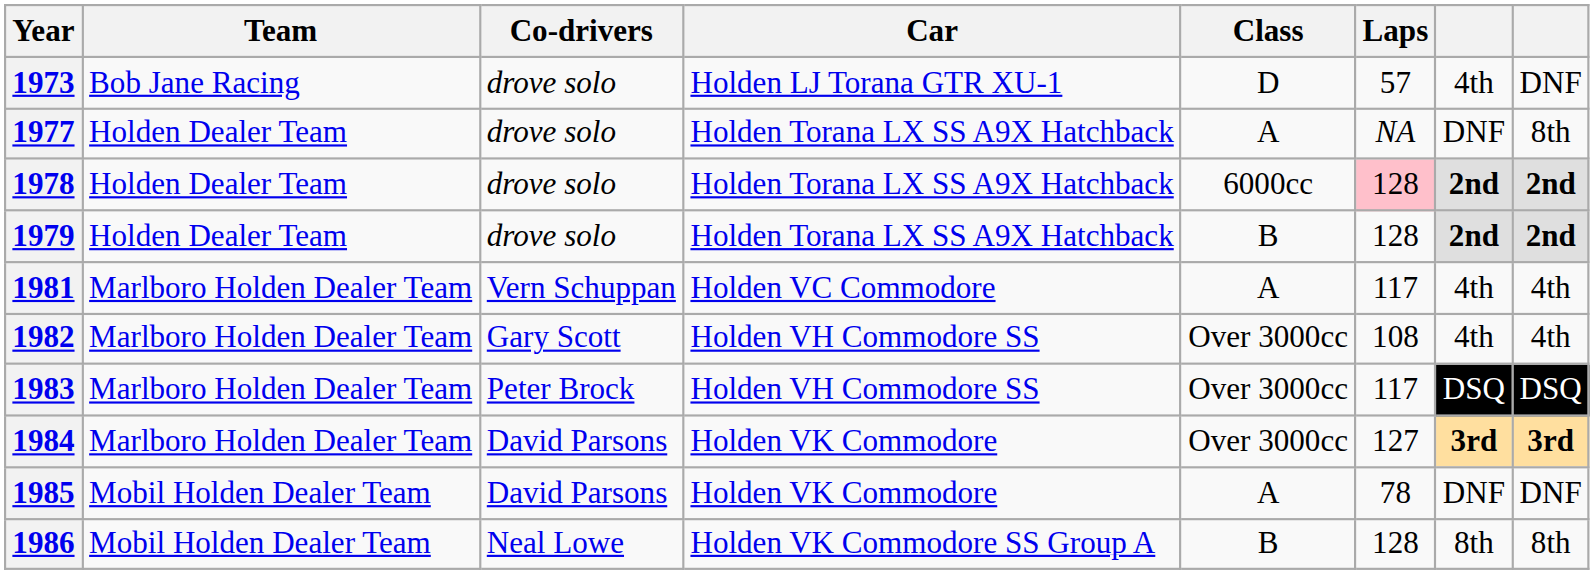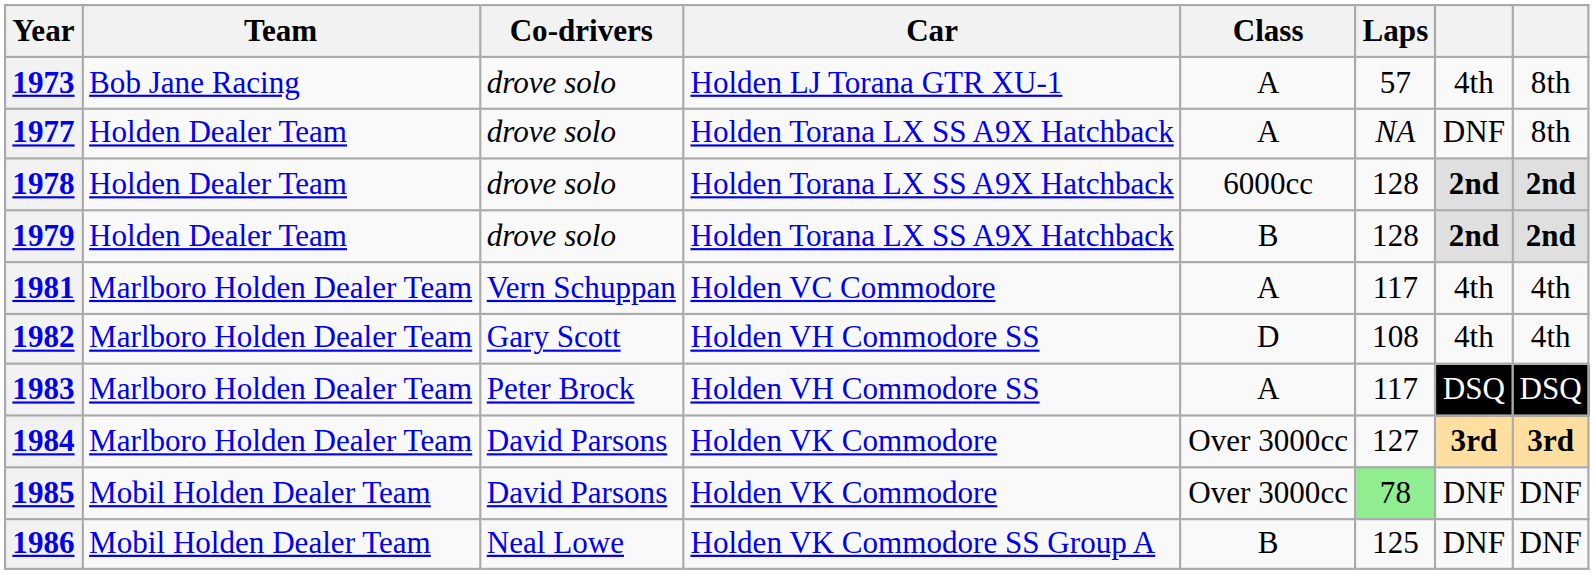(1268, 81) D -> (1268, 81) A
(1551, 81) DNF -> (1551, 81) 8th
(1395, 184) pink background -> (1395, 184) no background
(1268, 338) Over 3000cc -> (1268, 338) D
(1268, 389) Over 3000cc -> (1268, 389) A
(1268, 492) A -> (1268, 492) Over 3000cc
(1395, 492) no background -> (1395, 492) lightgreen background
(1395, 543) 128 -> (1395, 543) 125
(1474, 543) 8th -> (1474, 543) DNF
(1551, 543) 8th -> (1551, 543) DNF
